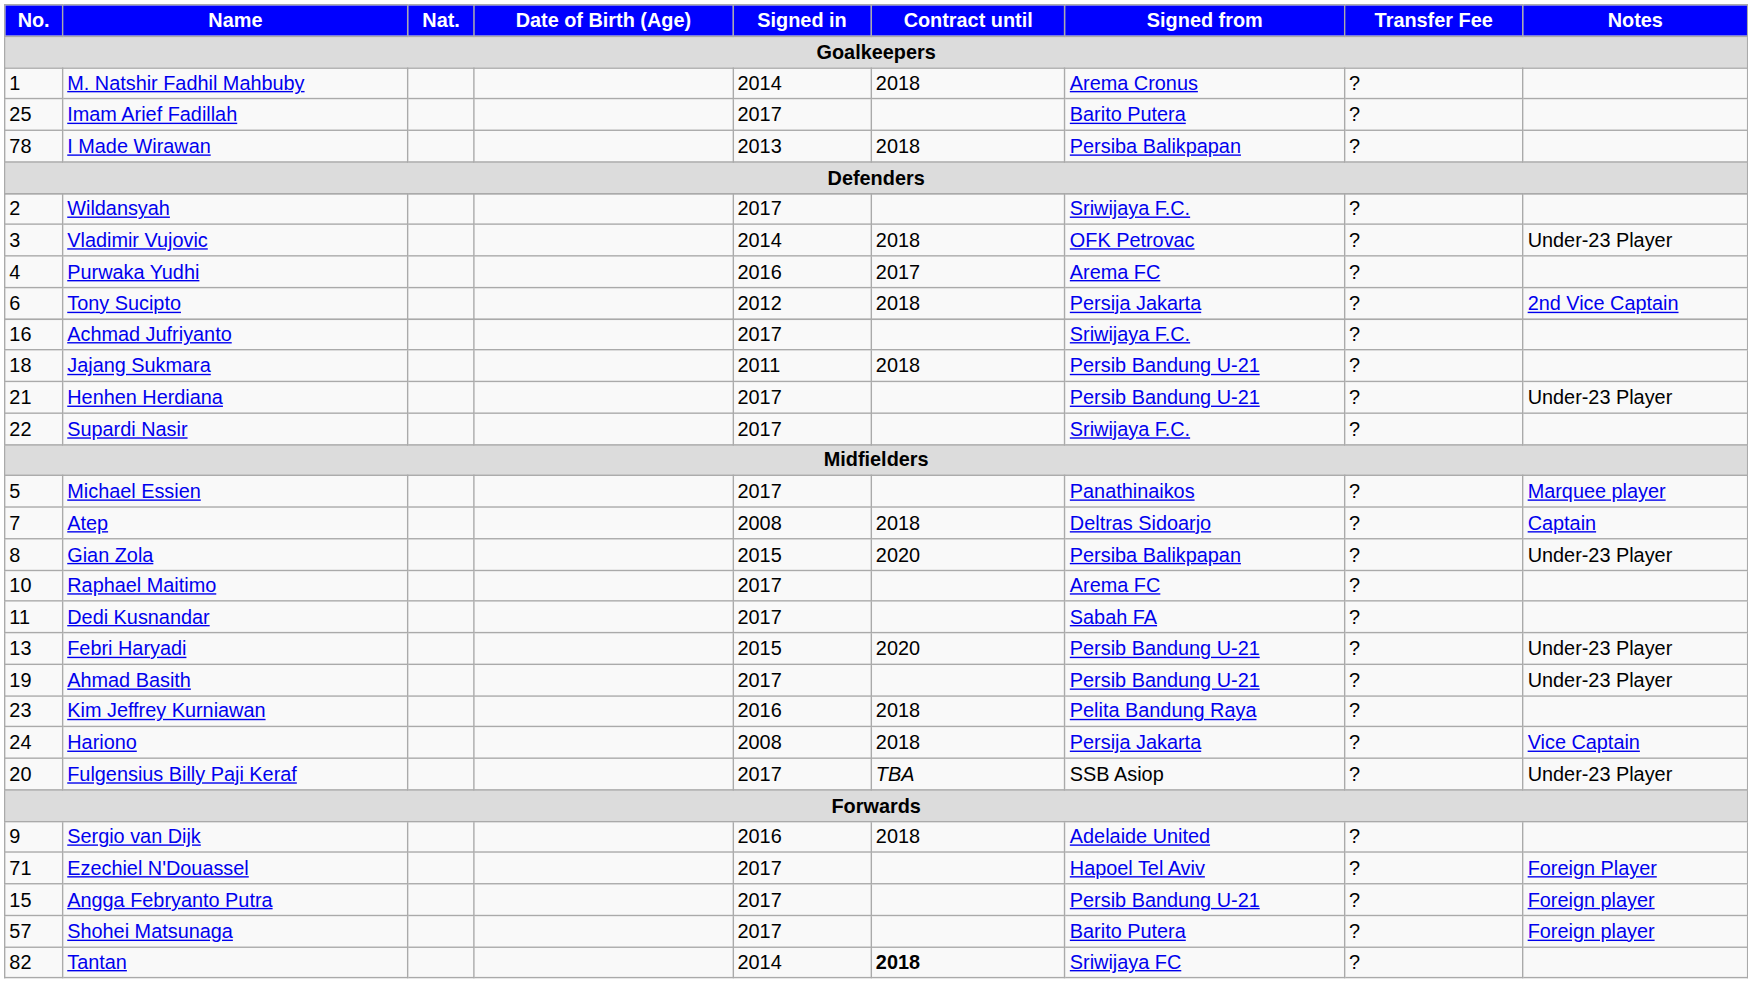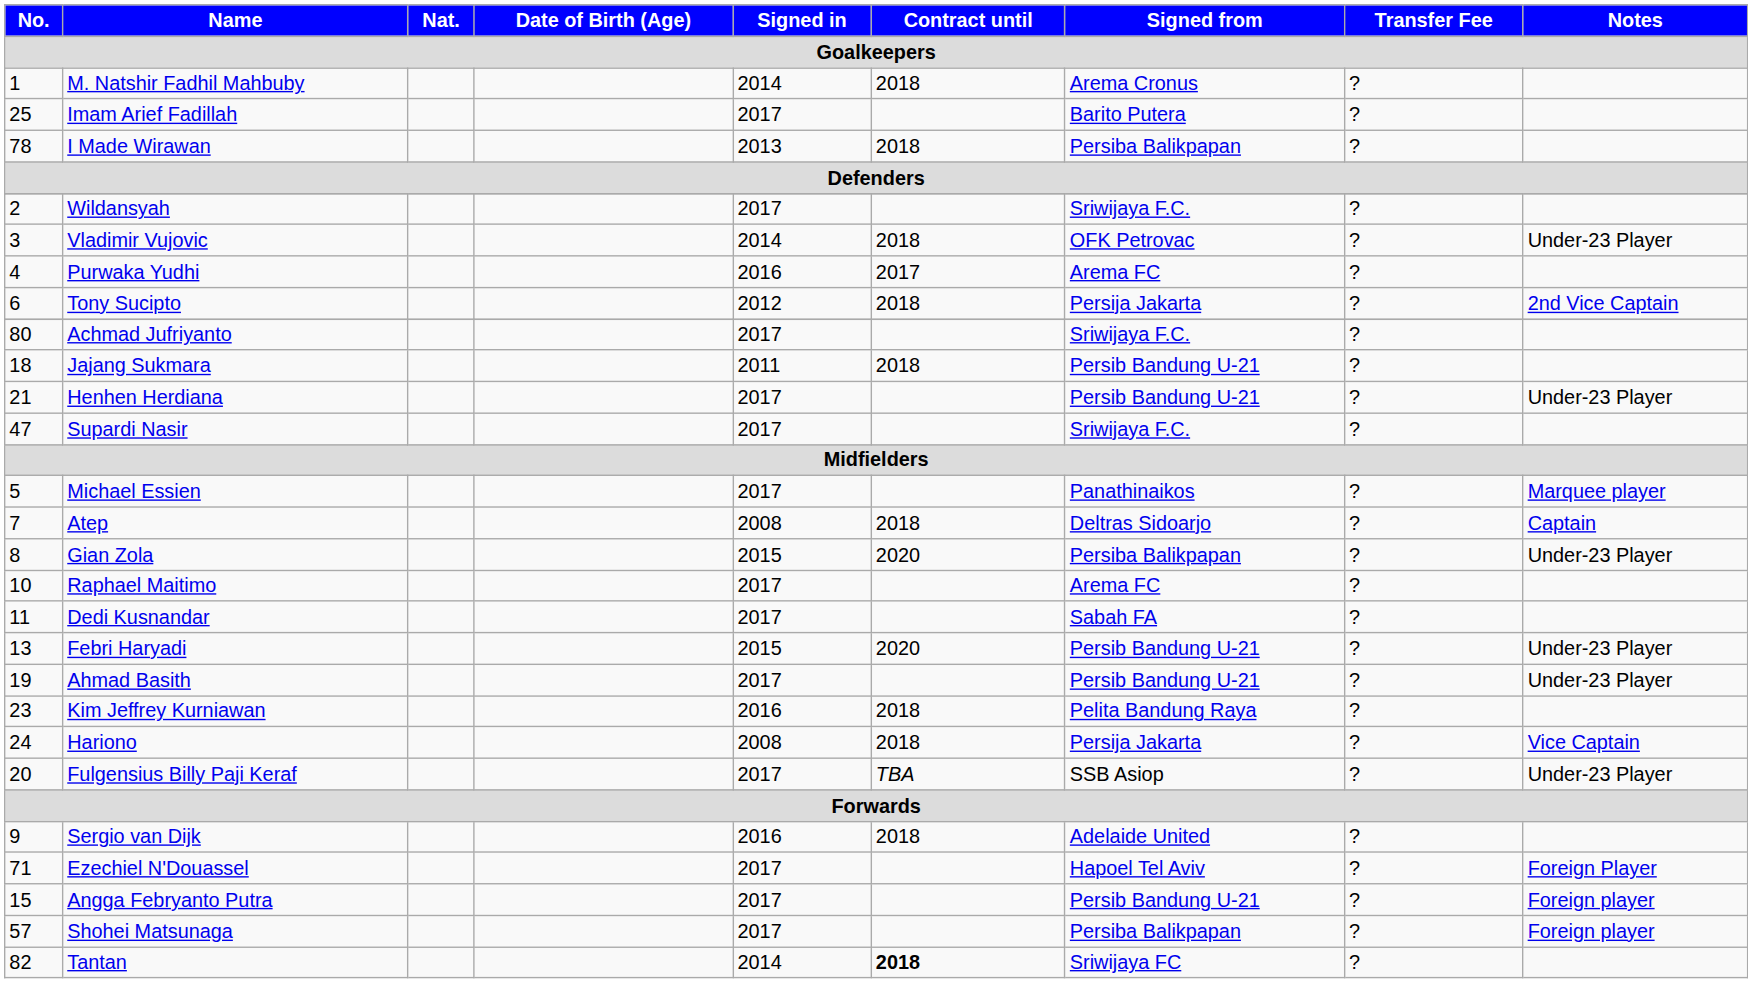(20, 335) 16 -> (20, 335) 80
(20, 429) 22 -> (20, 429) 47
(1128, 931) Barito Putera -> (1155, 931) Persiba Balikpapan
